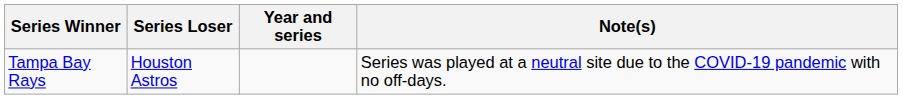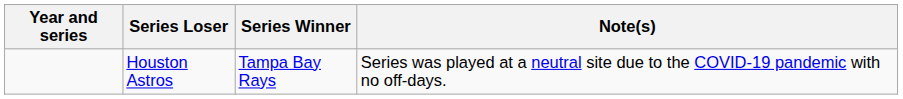columns swapped: (298, 26) <-> (66, 26)
